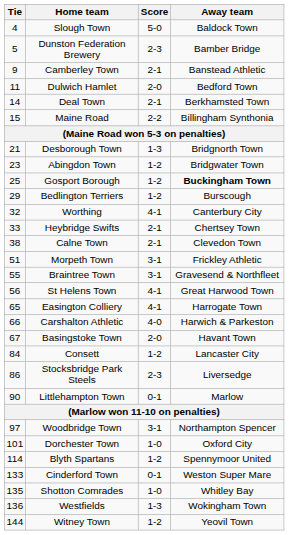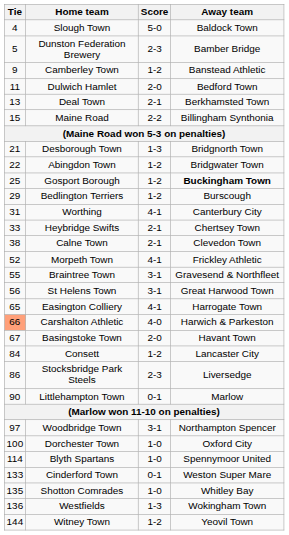(155, 70) 2-1 -> (155, 70) 1-2
(15, 102) 14 -> (15, 102) 13
(15, 165) 23 -> (15, 165) 22
(15, 212) 32 -> (15, 212) 31
(15, 259) 51 -> (15, 259) 52
(155, 259) 3-1 -> (155, 259) 4-1
(155, 290) 4-1 -> (155, 290) 3-1
(15, 322) no background -> (15, 322) lightsalmon background
(15, 443) 101 -> (15, 443) 100
(155, 459) 1-2 -> (155, 459) 1-0
